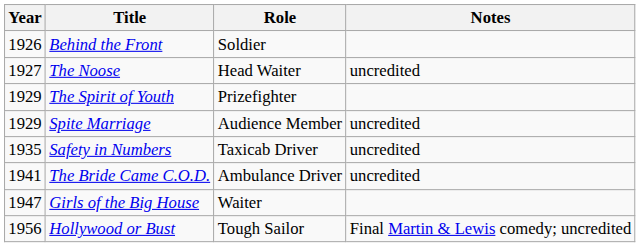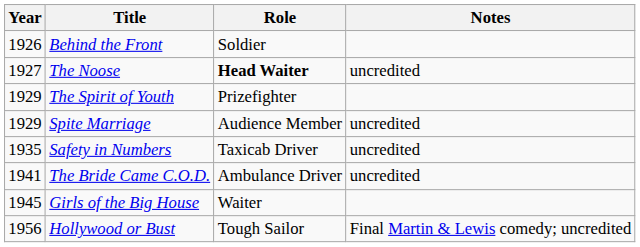(259, 70) normal -> (263, 70) bold
(25, 202) 1947 -> (25, 202) 1945
